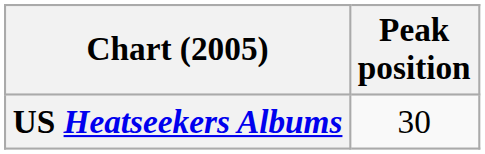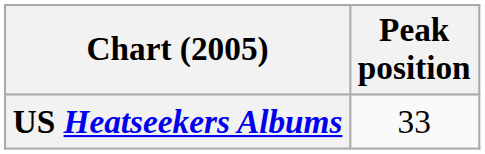(414, 121) 30 -> (414, 121) 33
